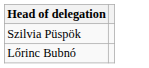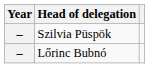+ column: (20, 14)
